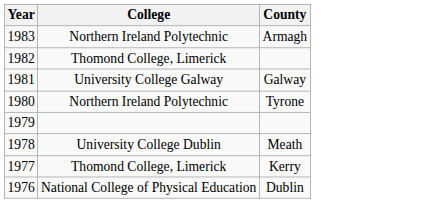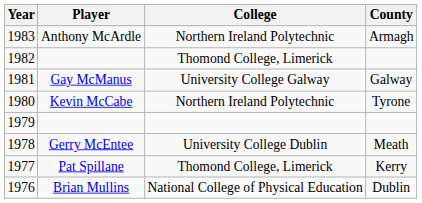+ column: (91, 15)
